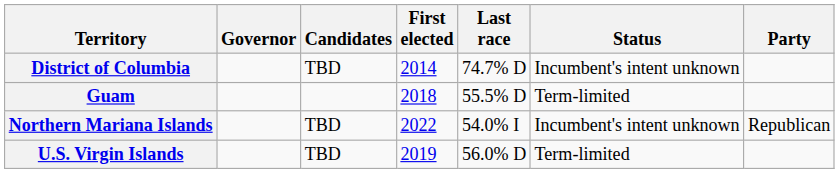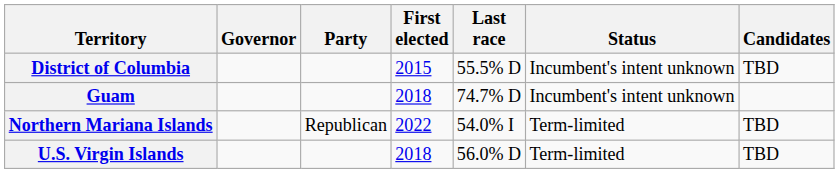columns swapped: (789, 39) <-> (348, 39)
(418, 67) 2014 -> (413, 67) 2015
(494, 67) 74.7% D -> (489, 67) 55.5% D
(494, 96) 55.5% D -> (489, 96) 74.7% D
(582, 96) Term-limited -> (632, 96) Incumbent's intent unknown
(637, 125) Incumbent's intent unknown -> (577, 125) Term-limited
(418, 153) 2019 -> (413, 153) 2018
